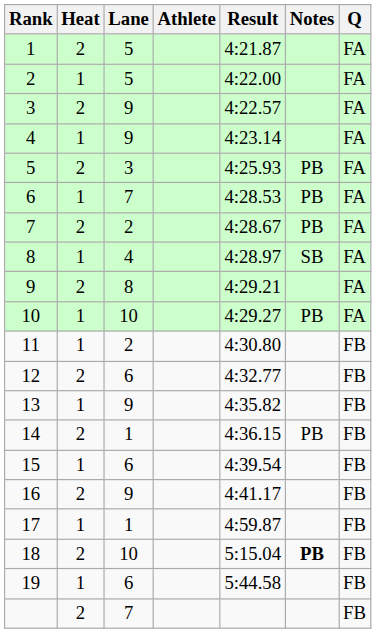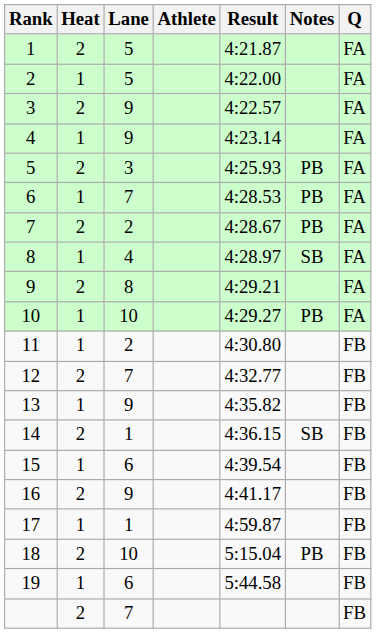(129, 375) 6 -> (129, 375) 7
(312, 434) PB -> (312, 434) SB
(312, 553) bold -> (312, 553) normal
